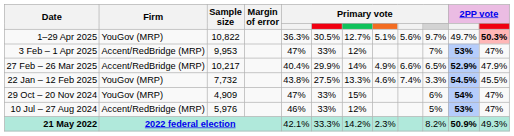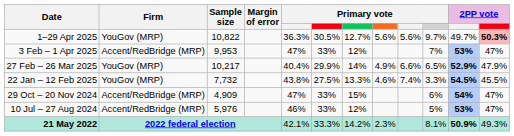(385, 37) 5.1% -> (385, 37) 5.6%
(153, 66) Accent/RedBridge (MRP) -> (132, 66) YouGov (MRP)
(132, 95) YouGov (MRP) -> (153, 95) Accent/RedBridge (MRP)
(436, 124) 8.2% -> (436, 124) 8.1%
